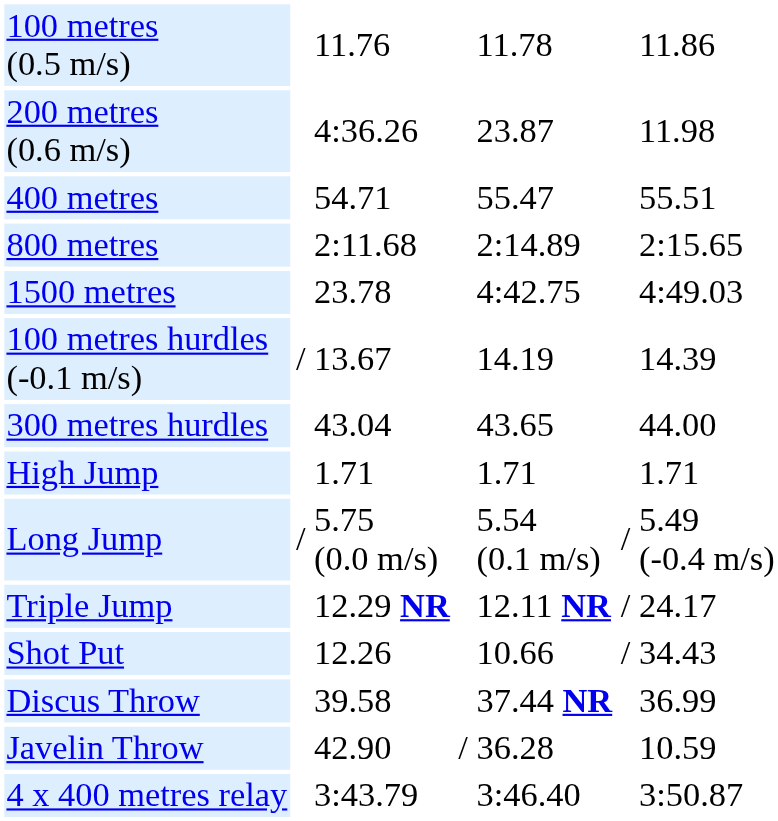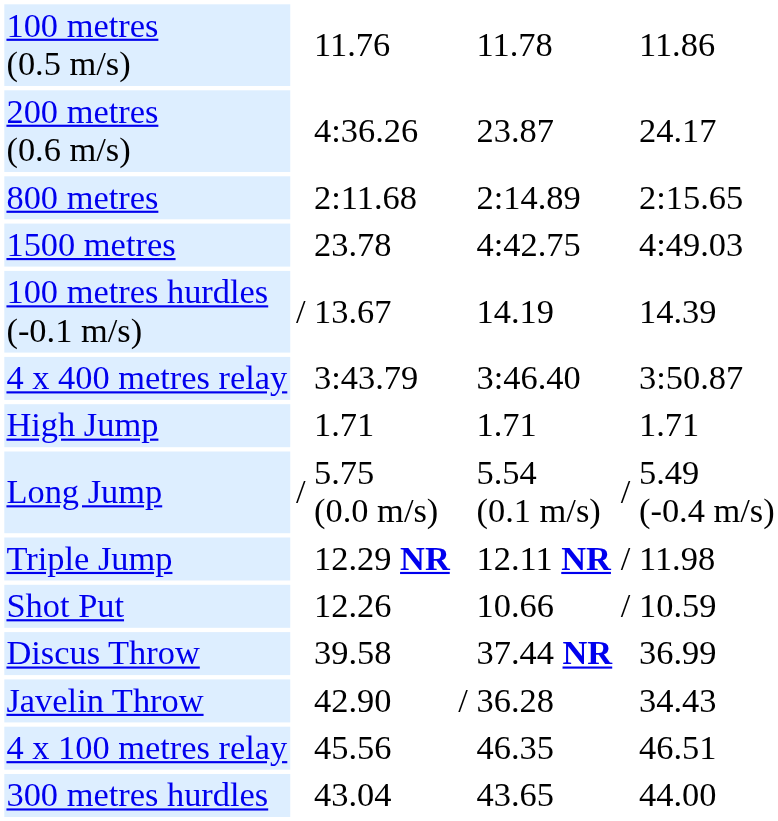(677, 130) 11.98 -> (678, 130) 24.17
- row: (82, 197)
rows swapped: (137, 425) <-> (147, 794)
(678, 605) 24.17 -> (677, 558) 11.98
(678, 653) 34.43 -> (678, 605) 10.59
(678, 747) 10.59 -> (678, 700) 34.43
+ row: (147, 747)
